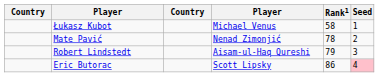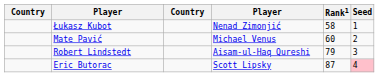(245, 26) Michael Venus -> (247, 26) Nenad Zimonjić
(247, 39) Nenad Zimonjić -> (245, 39) Michael Venus
(330, 39) 78 -> (330, 39) 60
(330, 65) 86 -> (330, 65) 87
